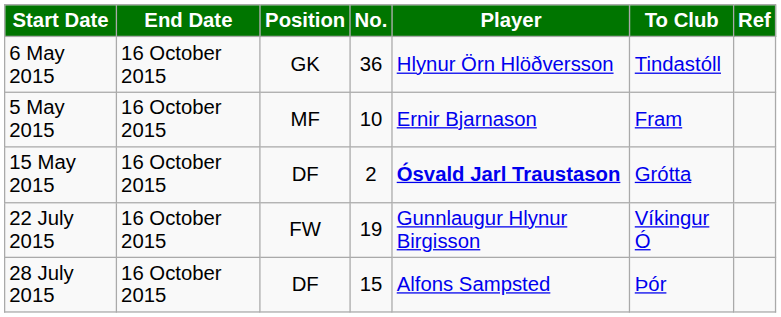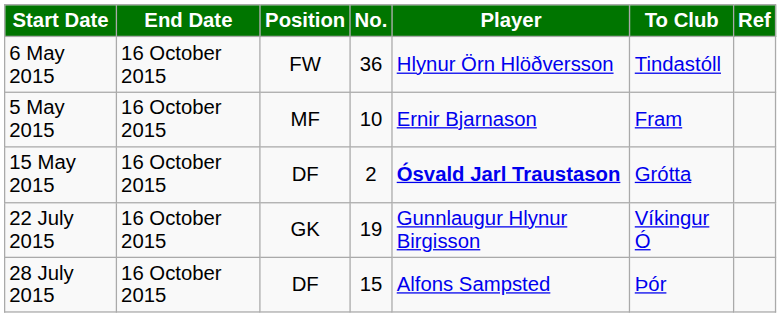(305, 64) GK -> (305, 64) FW
(305, 229) FW -> (305, 229) GK
